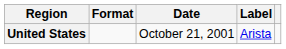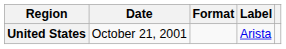columns swapped: (187, 14) <-> (113, 14)
